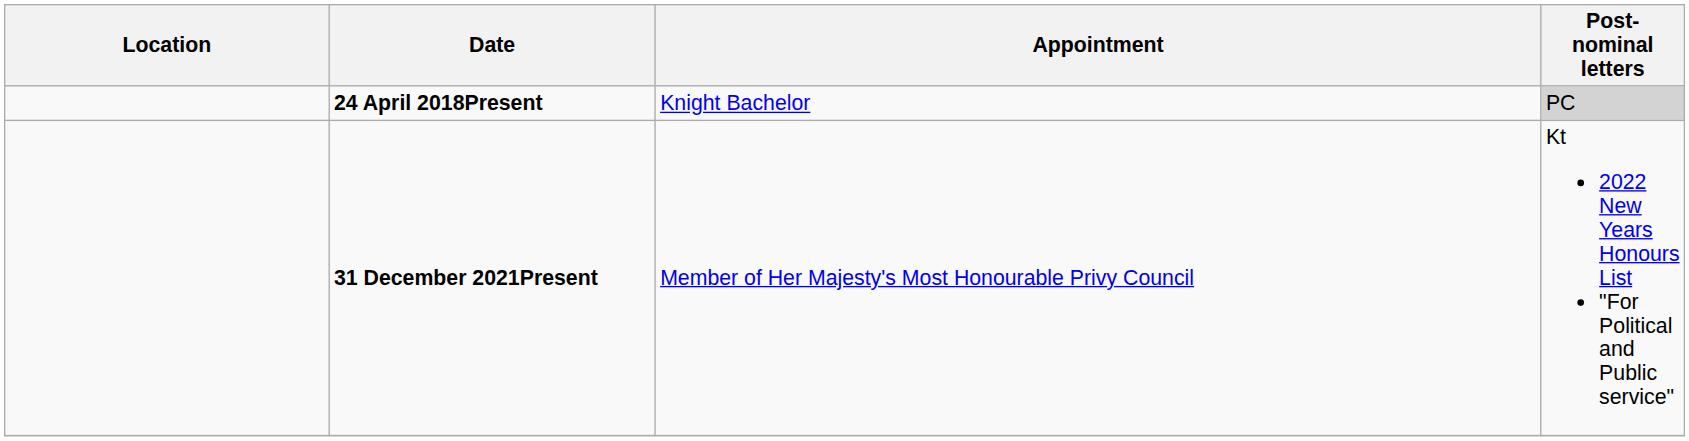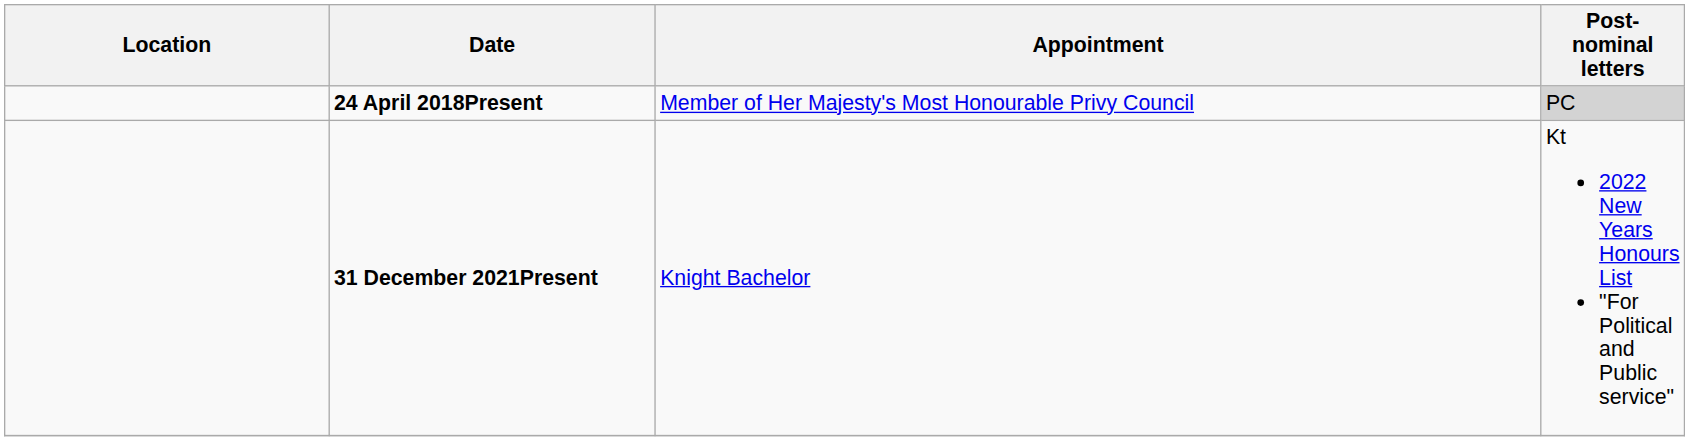(735, 103) Knight Bachelor -> (927, 103) Member of Her Majesty's Most Honourable Privy Council
(927, 277) Member of Her Majesty's Most Honourable Privy Council -> (735, 277) Knight Bachelor
